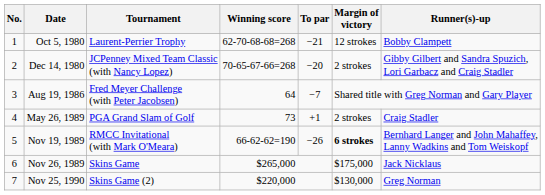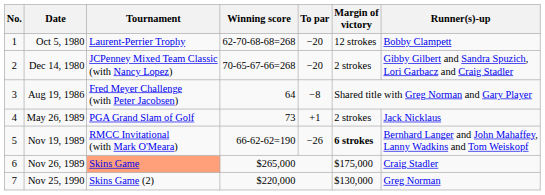(315, 42) −21 -> (315, 42) −20
(315, 94) −7 -> (315, 94) −8
(411, 118) Craig Stadler -> (412, 118) Jack Nicklaus
(114, 164) no background -> (114, 164) lightsalmon background
(412, 164) Jack Nicklaus -> (411, 164) Craig Stadler
